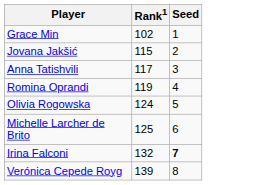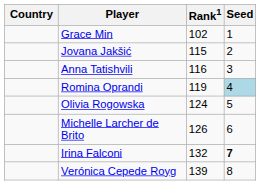+ column: (31, 14)
(144, 69) 117 -> (198, 69) 116
(175, 87) no background -> (230, 87) lightblue background
(144, 129) 125 -> (198, 129) 126
